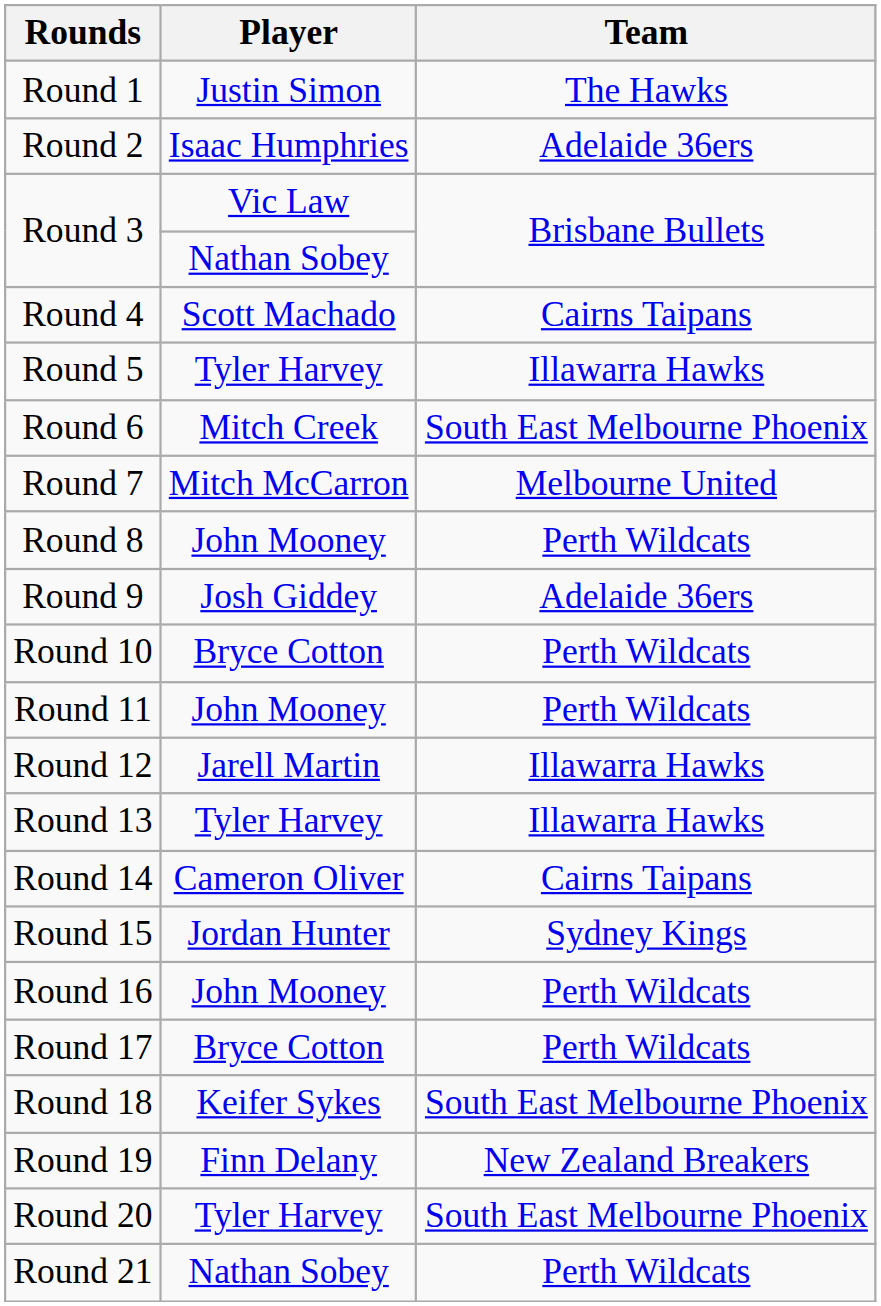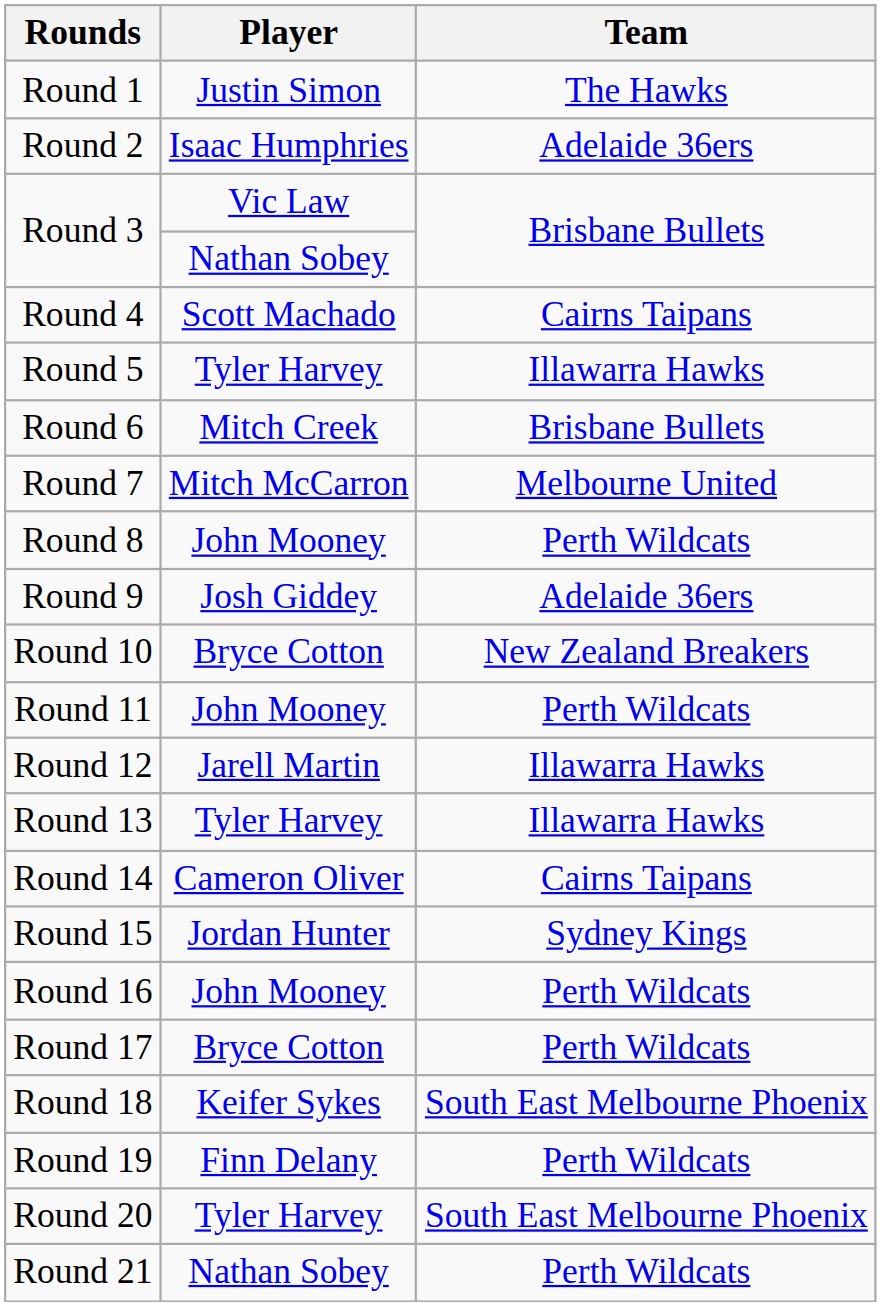(646, 426) South East Melbourne Phoenix -> (646, 426) Brisbane Bullets
(646, 652) Perth Wildcats -> (646, 652) New Zealand Breakers
(646, 1159) New Zealand Breakers -> (646, 1159) Perth Wildcats
